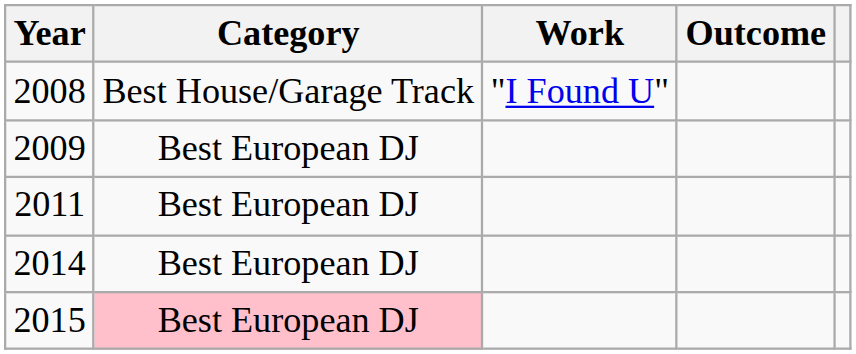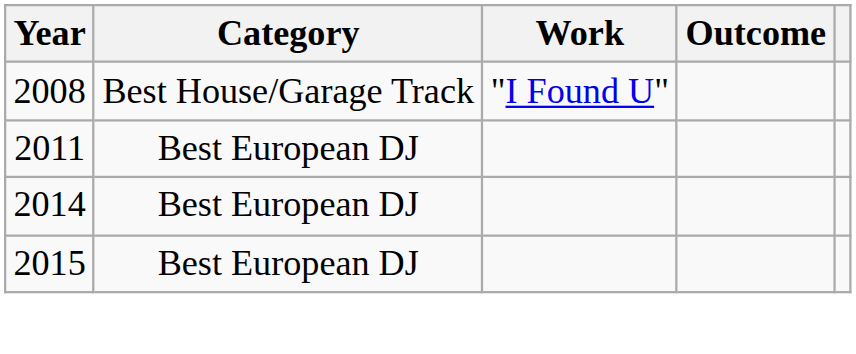- row: (50, 147)
(288, 319) pink background -> (288, 262) no background
